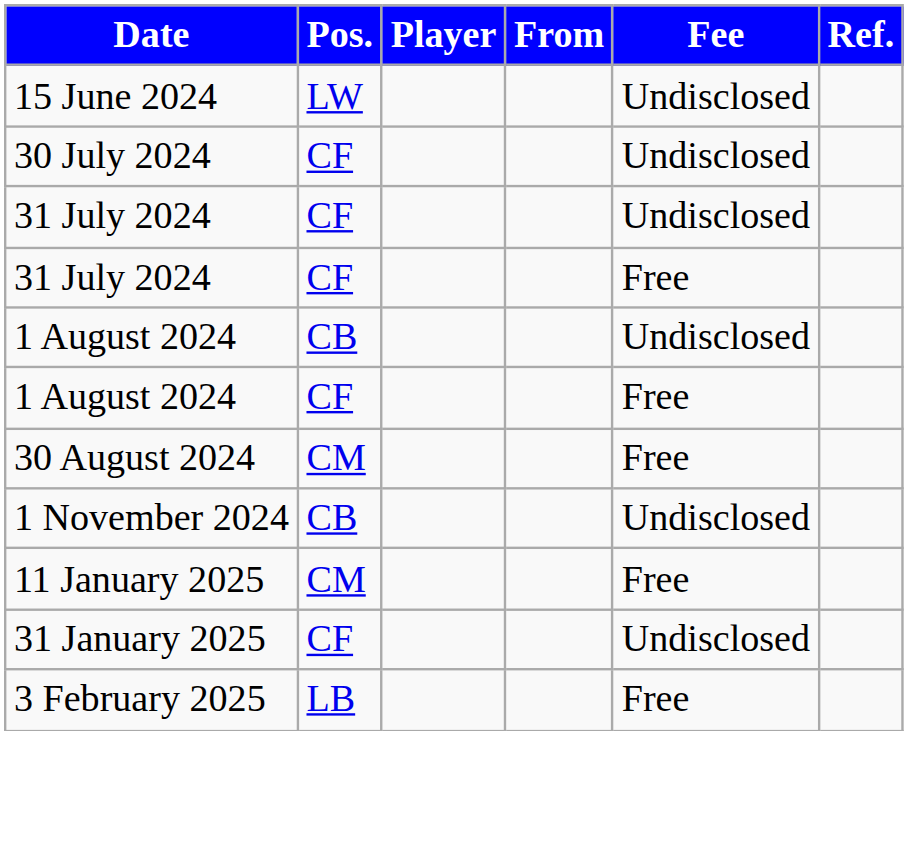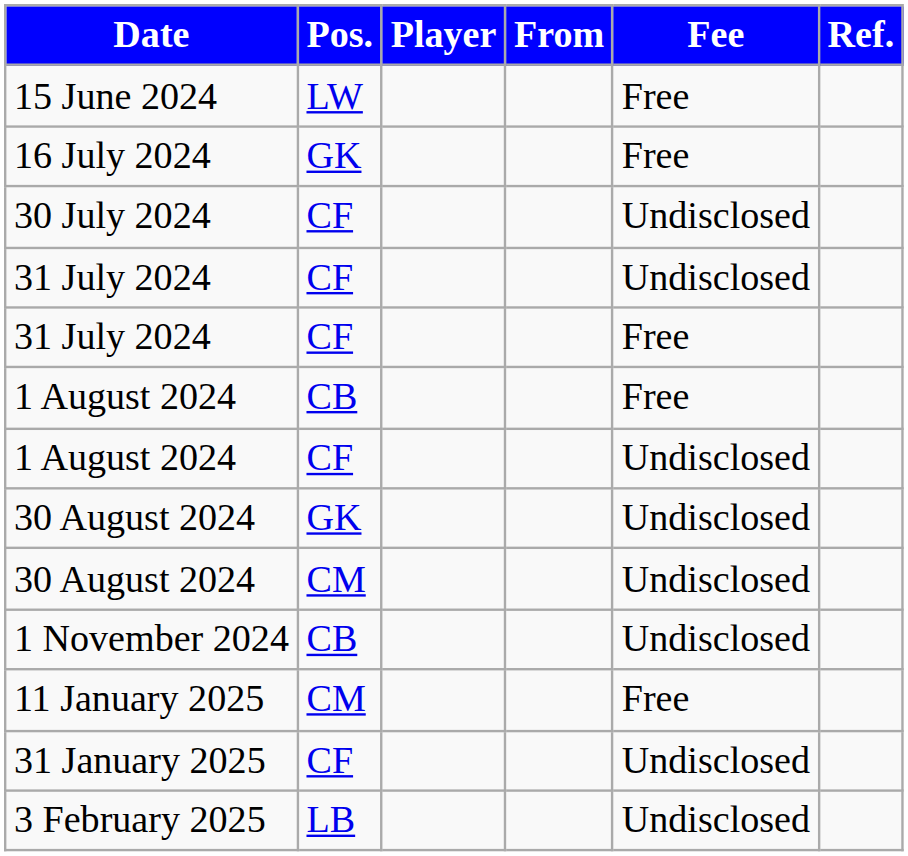(716, 95) Undisclosed -> (656, 95) Free
+ row: (112, 155)
(716, 336) Undisclosed -> (656, 397) Free
(656, 397) Free -> (716, 457) Undisclosed
+ row: (135, 517)
(656, 457) Free -> (716, 578) Undisclosed
(656, 699) Free -> (716, 819) Undisclosed
